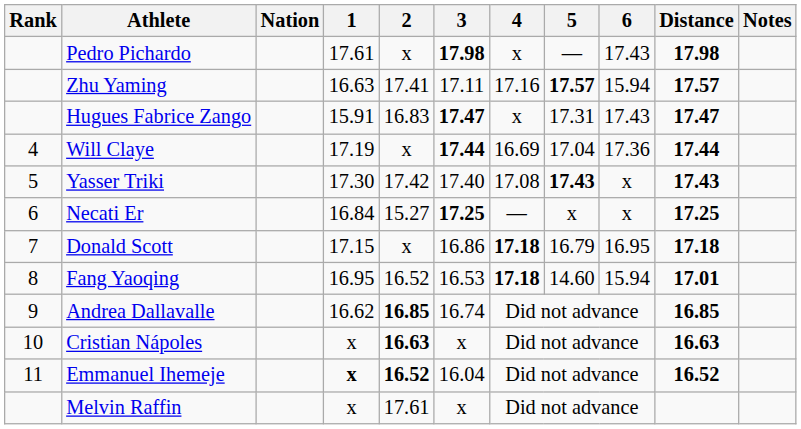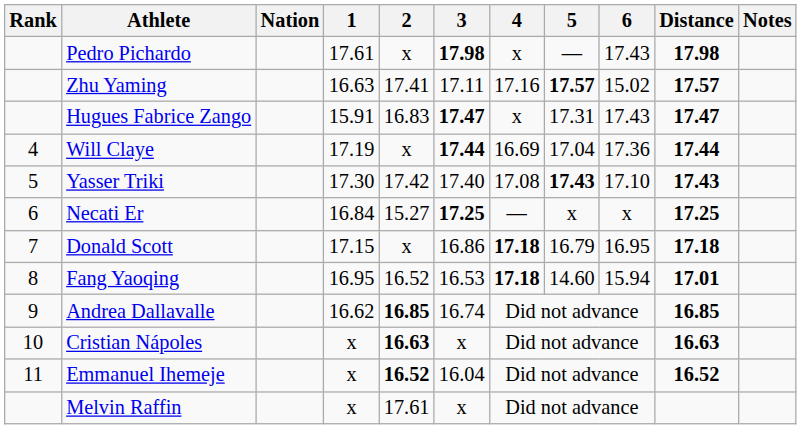(627, 85) 15.94 -> (627, 85) 15.02
(627, 181) x -> (627, 181) 17.10
(352, 375) bold -> (352, 375) normal
